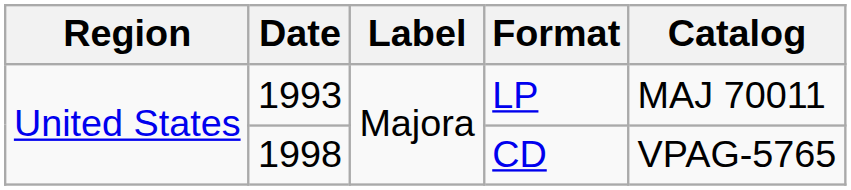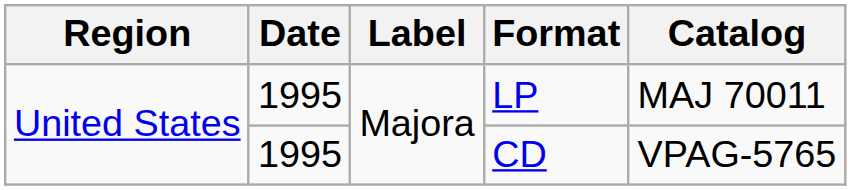(300, 94) 1993 -> (300, 94) 1995
(300, 154) 1998 -> (300, 154) 1995
